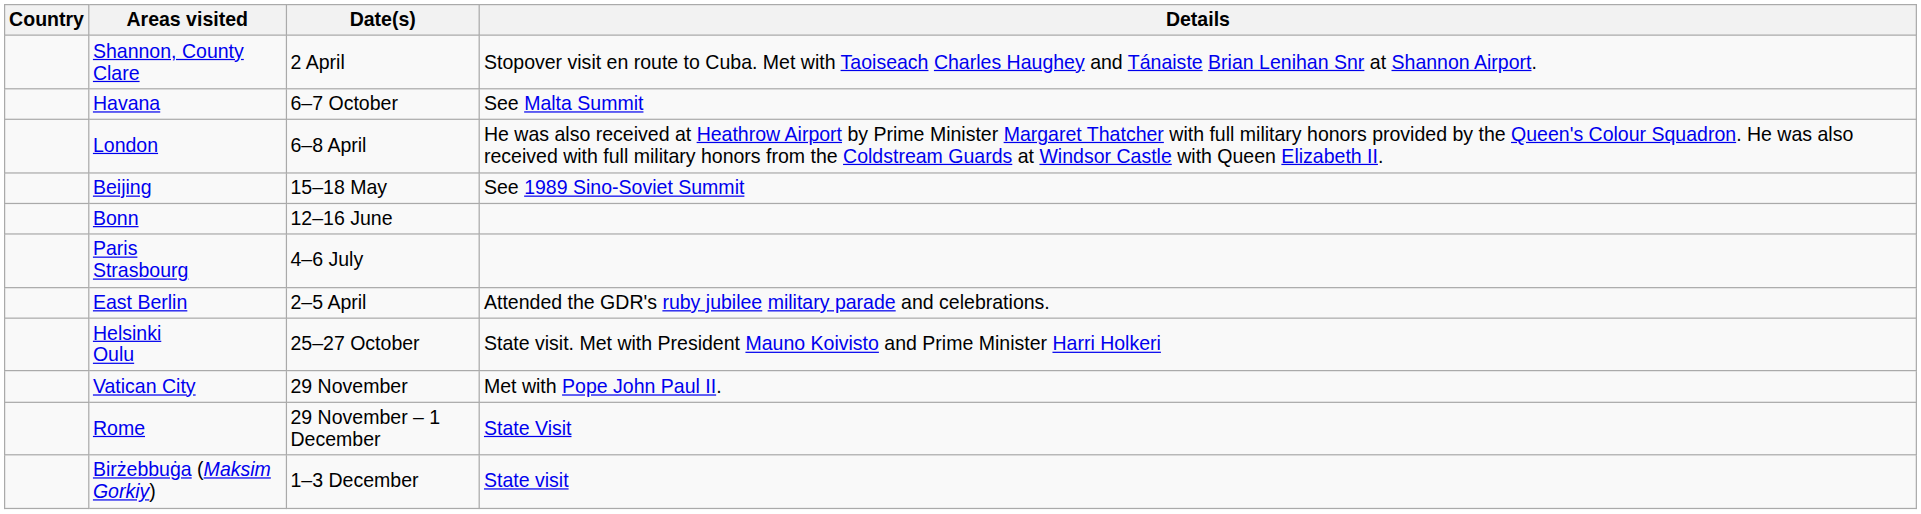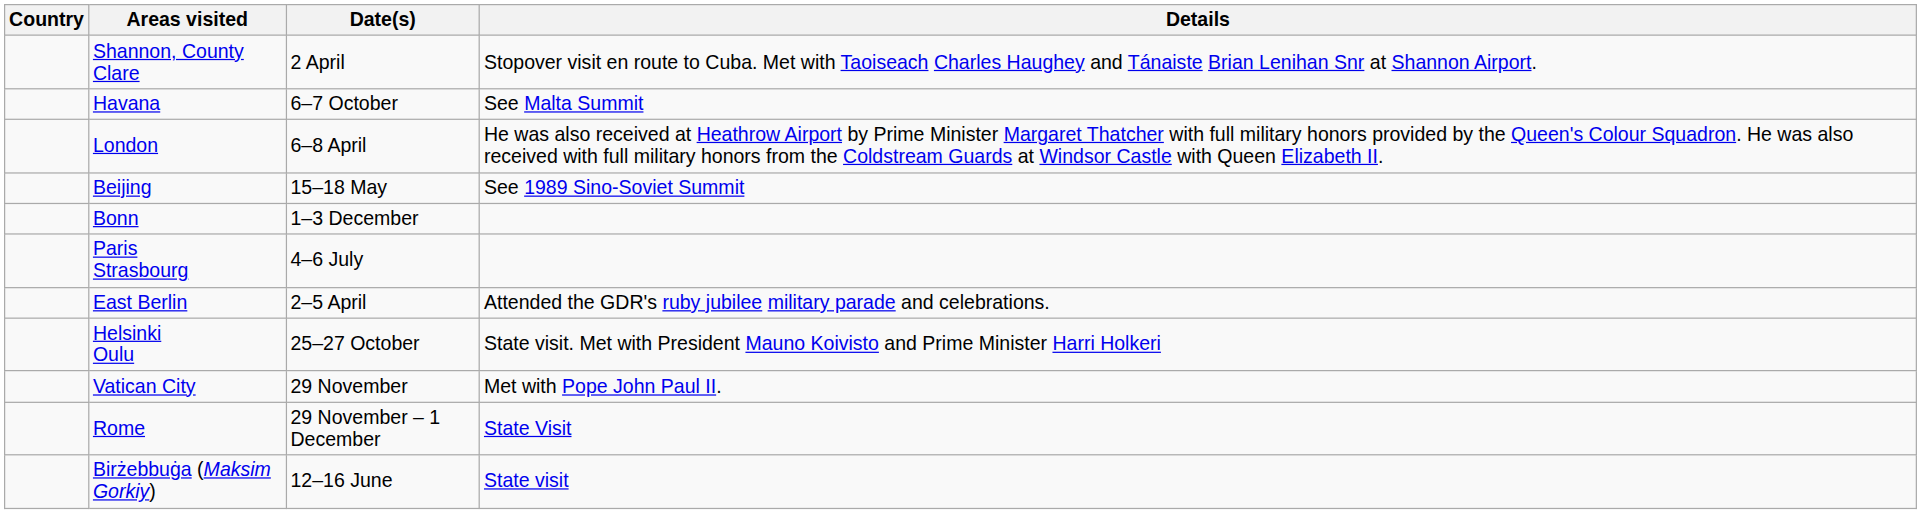(341, 218) 12–16 June -> (354, 218) 1–3 December
(354, 481) 1–3 December -> (341, 481) 12–16 June
